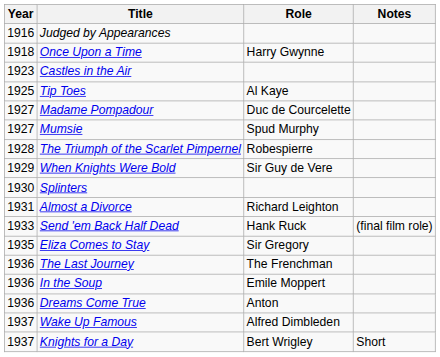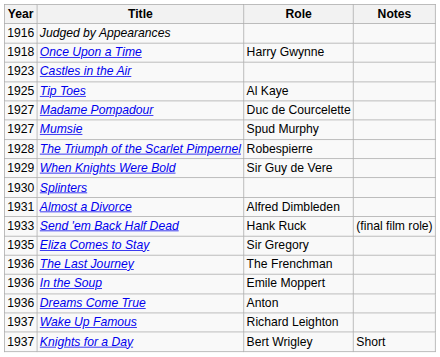(293, 206) Richard Leighton -> (293, 206) Alfred Dimbleden
(293, 322) Alfred Dimbleden -> (293, 322) Richard Leighton
